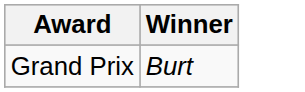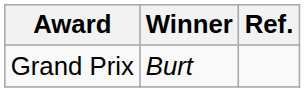+ column: (269, 24)
